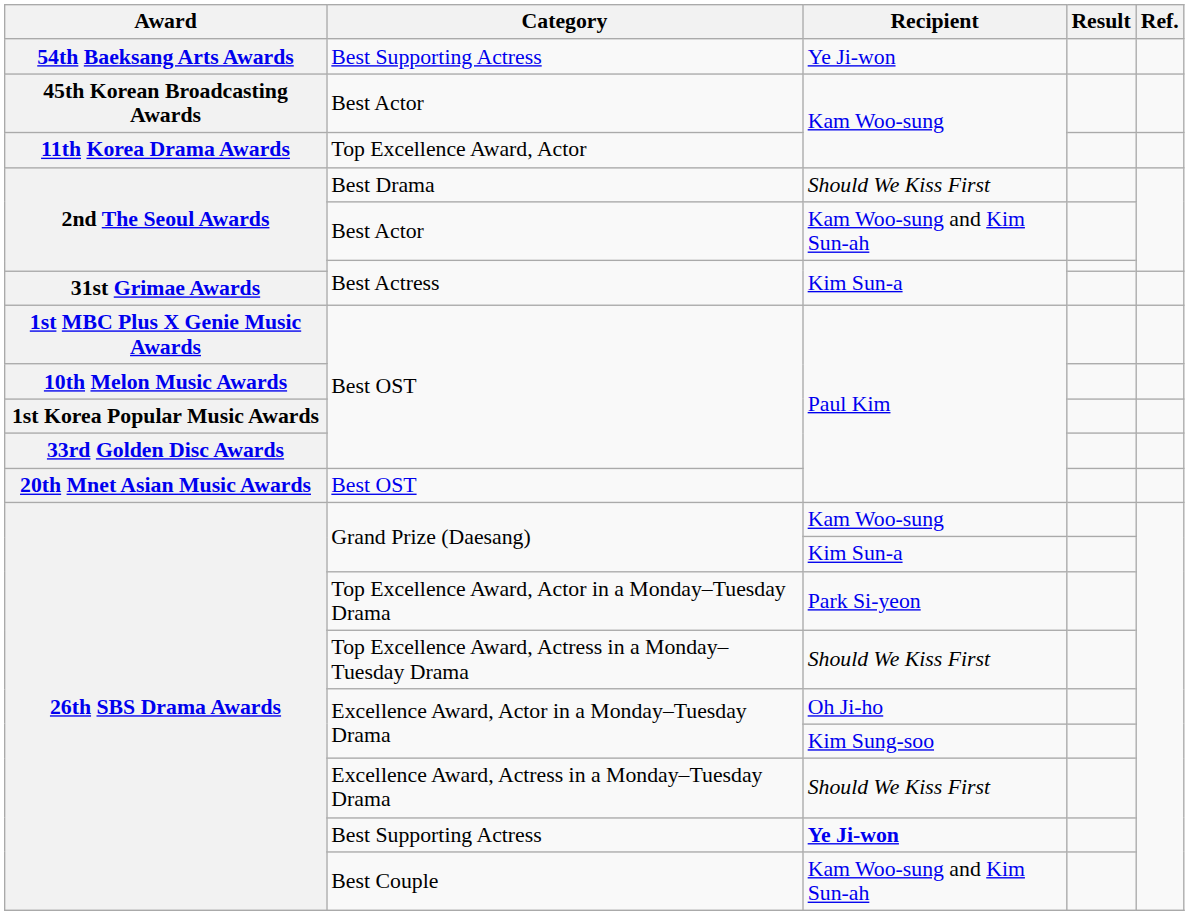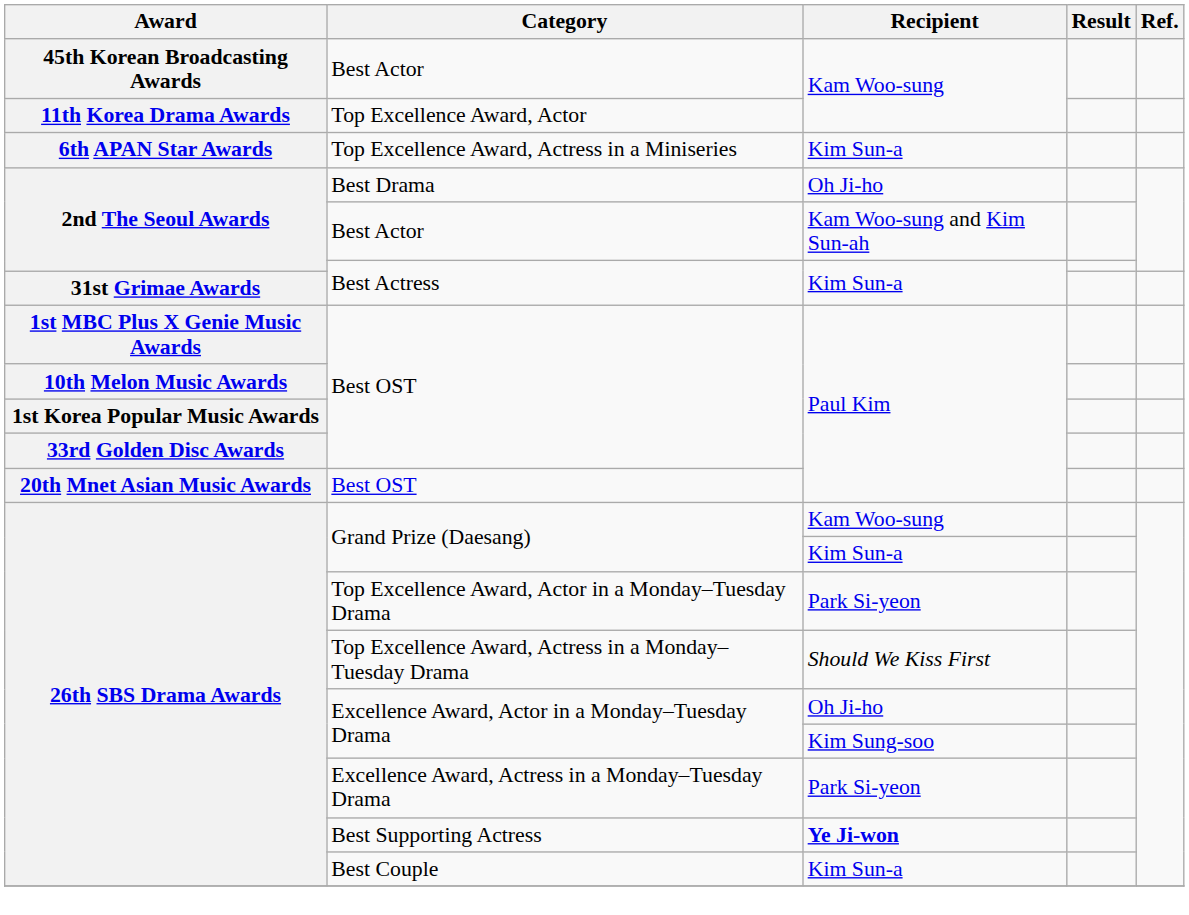- row: (166, 56)
+ row: (166, 149)
(899, 184) Should We Kiss First -> (845, 184) Oh Ji-ho
(899, 787) Should We Kiss First -> (864, 787) Park Si-yeon
(916, 881) Kam Woo-sung and Kim Sun-ah -> (855, 868) Kim Sun-a
